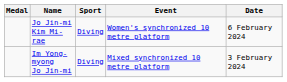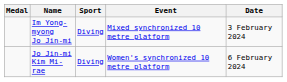rows swapped: (52, 61) <-> (52, 31)
